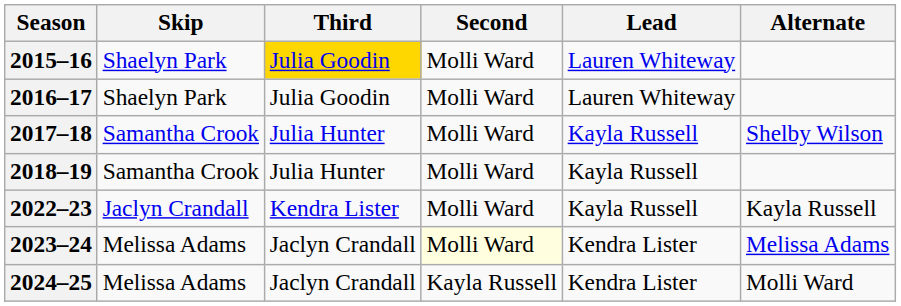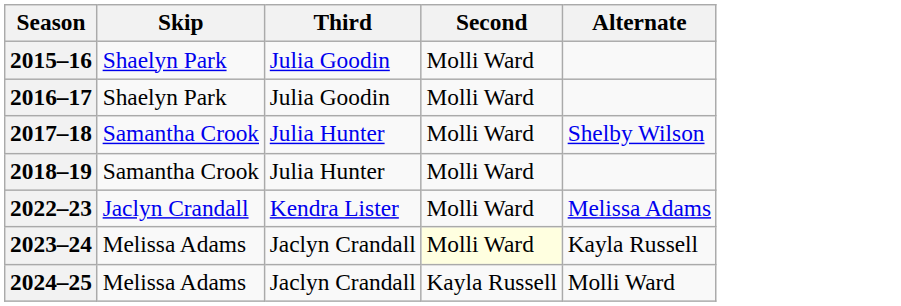- column: (651, 23)
(330, 60) gold background -> (330, 60) no background
(811, 208) Kayla Russell -> (639, 208) Melissa Adams
(818, 245) Melissa Adams -> (633, 245) Kayla Russell
